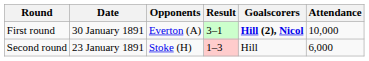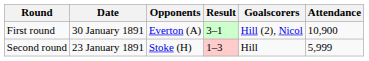(272, 30) bold -> (272, 30) normal
(323, 30) 10,000 -> (323, 30) 10,900
(321, 47) 6,000 -> (320, 47) 5,999
